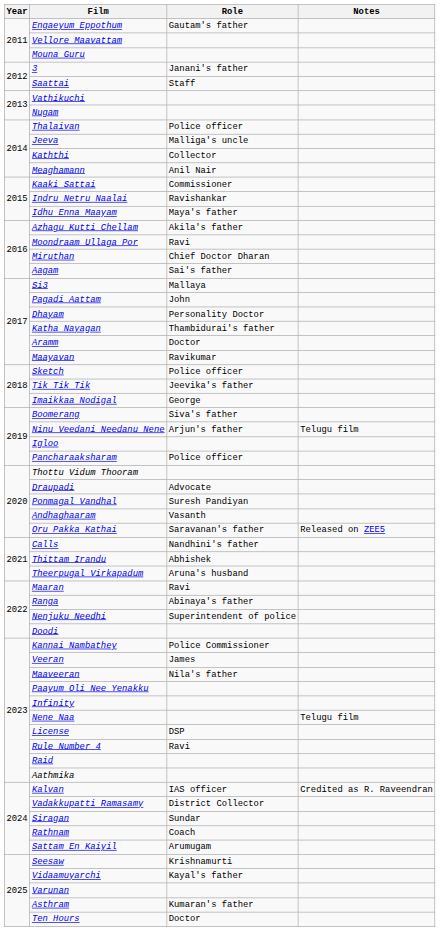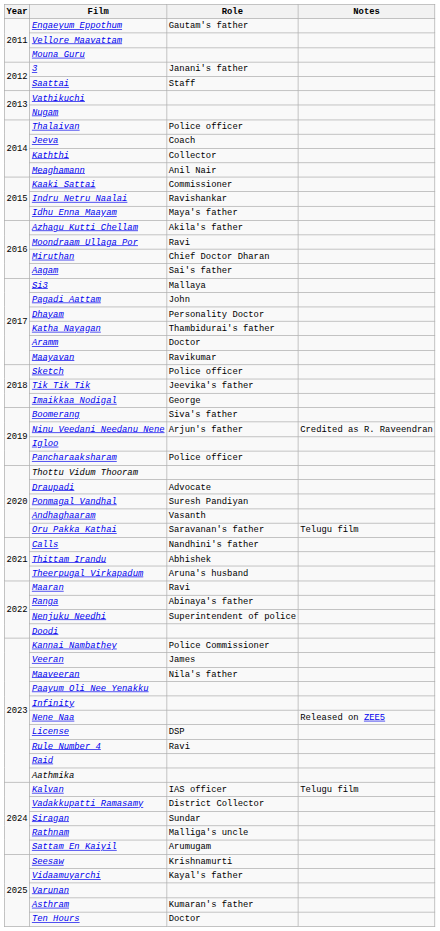(209, 141) Malliga's uncle -> (182, 141) Coach
(329, 429) Telugu film -> (367, 429) Credited as R. Raveendran
(343, 530) Released on ZEE5 -> (329, 530) Telugu film
(329, 718) Telugu film -> (343, 718) Released on ZEE5
(367, 790) Credited as R. Raveendran -> (329, 790) Telugu film
(182, 833) Coach -> (209, 833) Malliga's uncle
